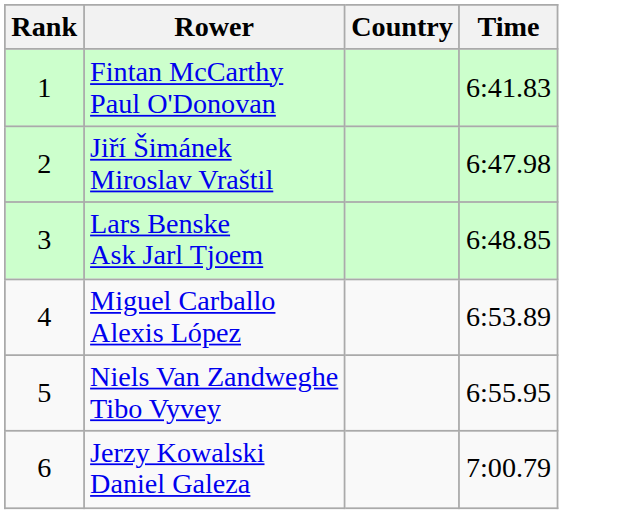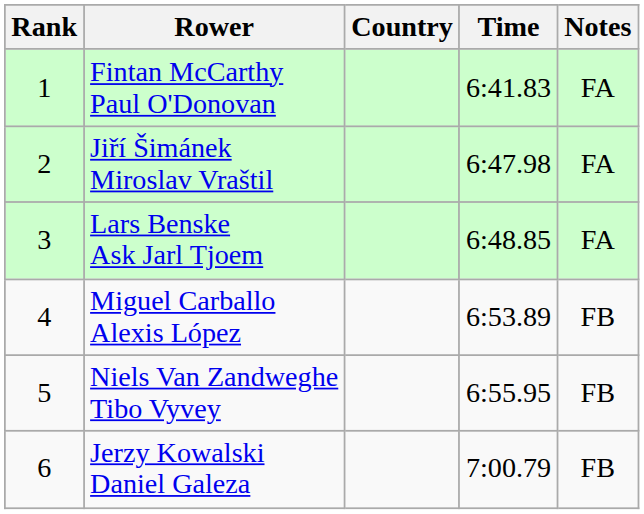+ column: (598, 26)
